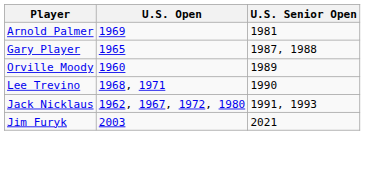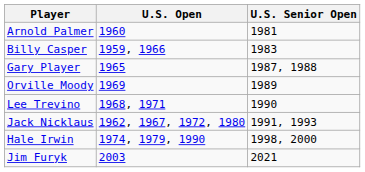(112, 31) 1969 -> (112, 31) 1960
+ row: (47, 49)
(112, 67) 1960 -> (112, 85) 1969
+ row: (40, 139)
